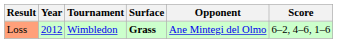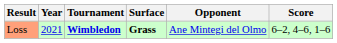(52, 30) 2012 -> (52, 30) 2021
(92, 30) normal -> (94, 30) bold
